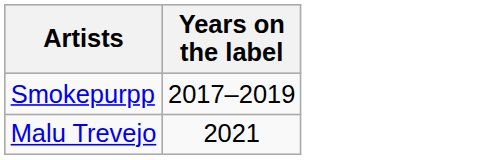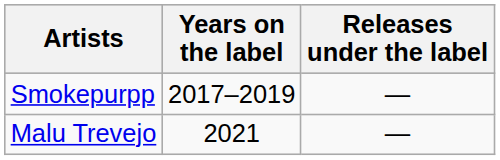+ column: (398, 38)
